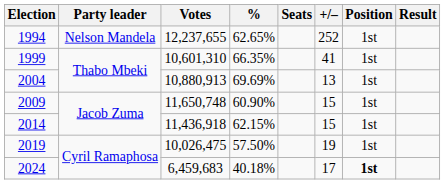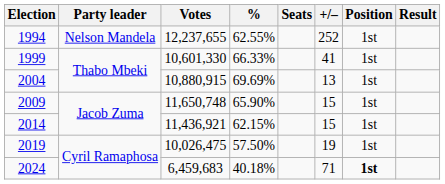(254, 37) 62.65% -> (254, 37) 62.55%
(195, 59) 10,601,310 -> (195, 59) 10,601,330
(254, 59) 66.35% -> (254, 59) 66.33%
(195, 80) 10,880,913 -> (195, 80) 10,880,915
(254, 102) 60.90% -> (254, 102) 65.90%
(195, 124) 11,436,918 -> (195, 124) 11,436,921
(329, 168) 17 -> (329, 168) 71
